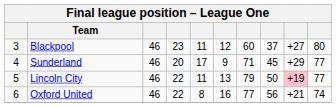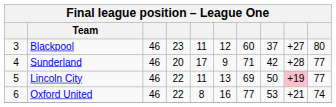(272, 62) 45 -> (272, 62) 42
(296, 62) +29 -> (296, 62) +28
(249, 78) 79 -> (249, 78) 69
(272, 94) 56 -> (272, 94) 53
